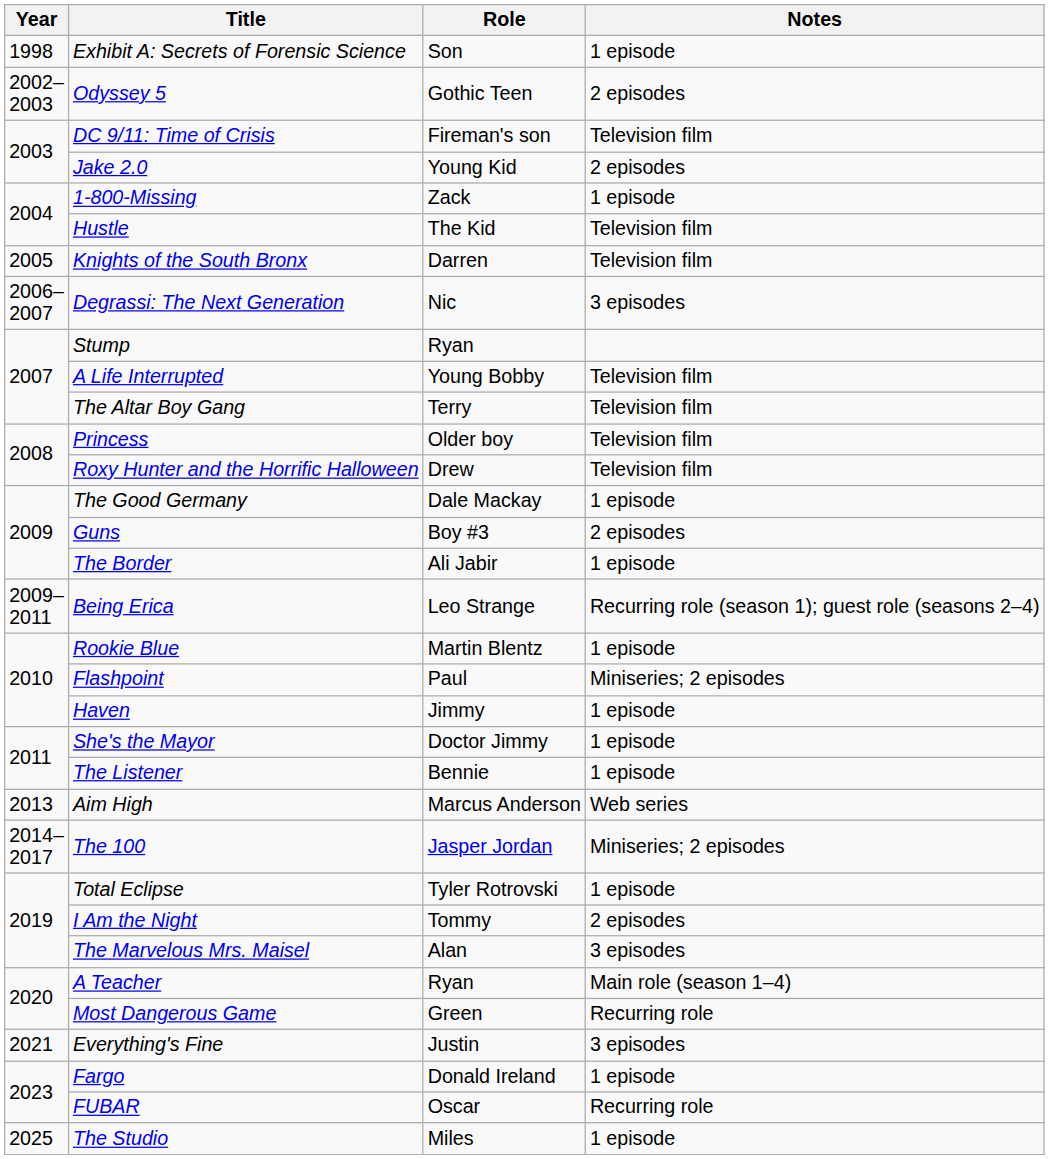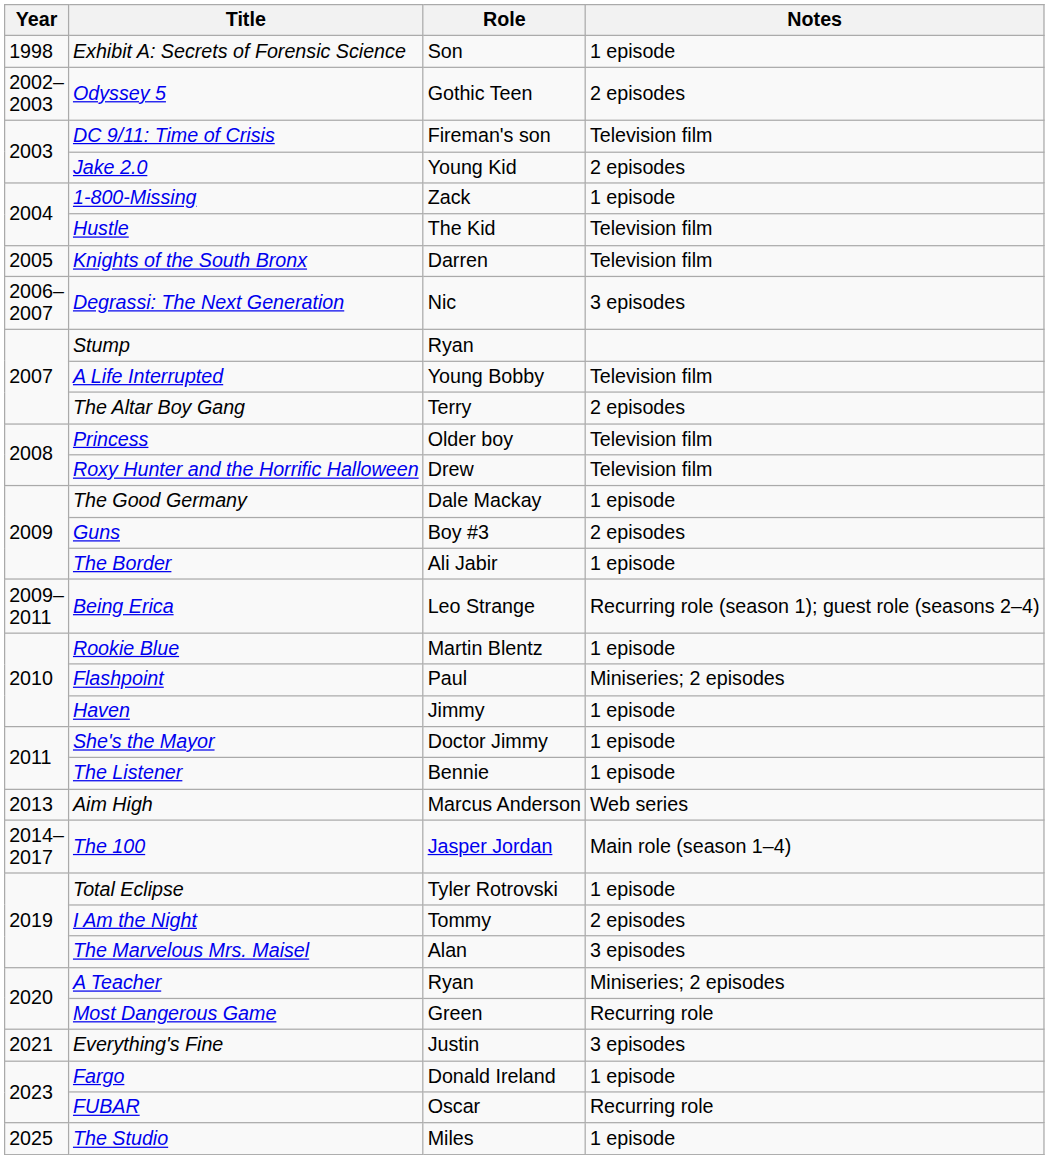(651, 407) Television film -> (637, 407) 2 episodes
(687, 846) Miniseries; 2 episodes -> (691, 846) Main role (season 1–4)
(691, 982) Main role (season 1–4) -> (687, 982) Miniseries; 2 episodes
